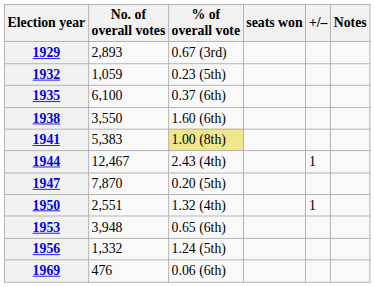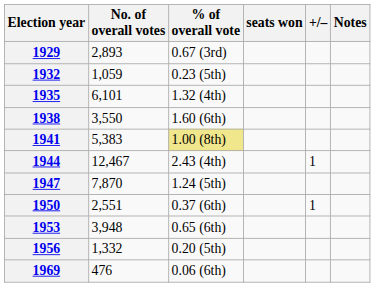(107, 96) 6,100 -> (107, 96) 6,101
(199, 96) 0.37 (6th) -> (199, 96) 1.32 (4th)
(199, 183) 0.20 (5th) -> (199, 183) 1.24 (5th)
(199, 205) 1.32 (4th) -> (199, 205) 0.37 (6th)
(199, 249) 1.24 (5th) -> (199, 249) 0.20 (5th)
